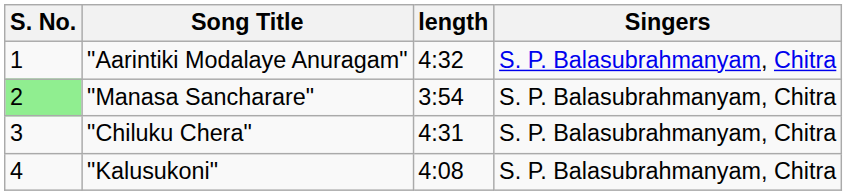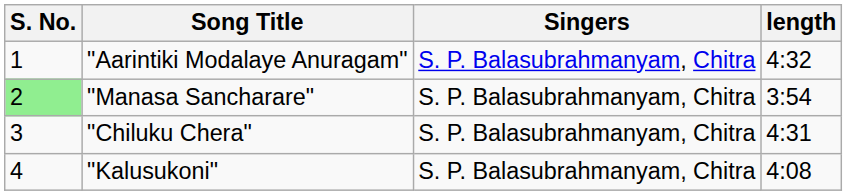columns swapped: (668, 23) <-> (453, 23)
